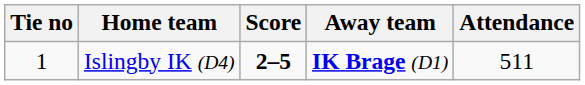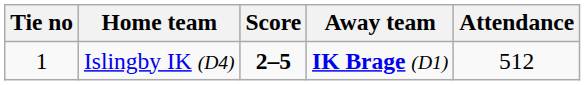(517, 60) 511 -> (517, 60) 512
